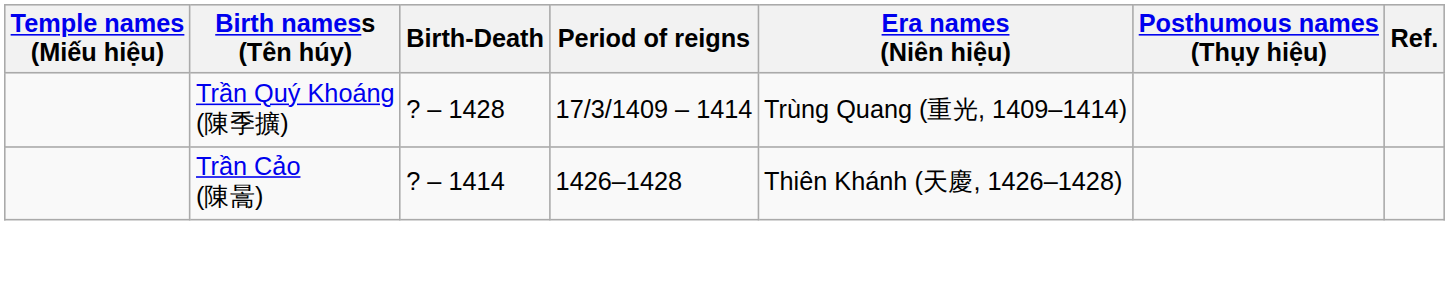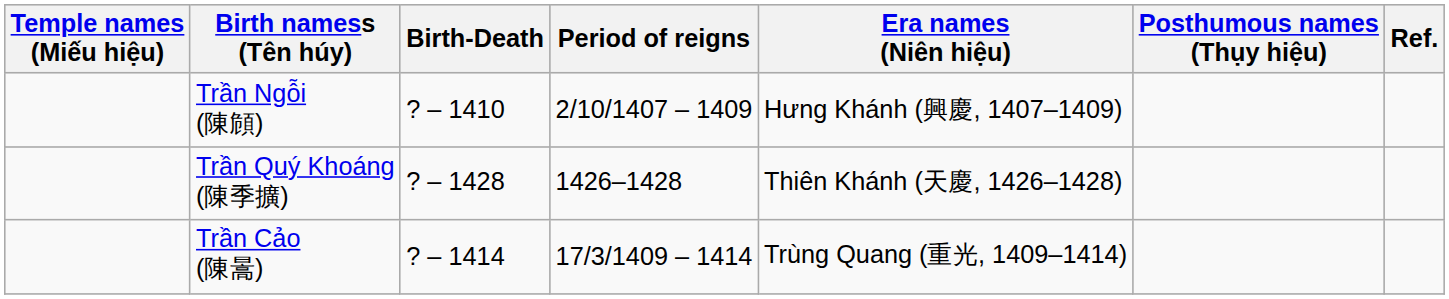+ row: (251, 108)
(654, 109) 17/3/1409 – 1414 -> (619, 182) 1426–1428
(946, 108) Trùng Quang (重光, 1409–1414) -> (943, 182) Thiên Khánh (天慶, 1426–1428)
(619, 182) 1426–1428 -> (654, 256) 17/3/1409 – 1414
(943, 182) Thiên Khánh (天慶, 1426–1428) -> (946, 255) Trùng Quang (重光, 1409–1414)
